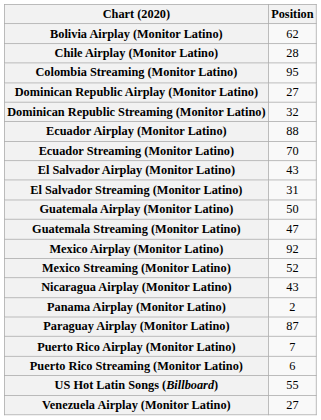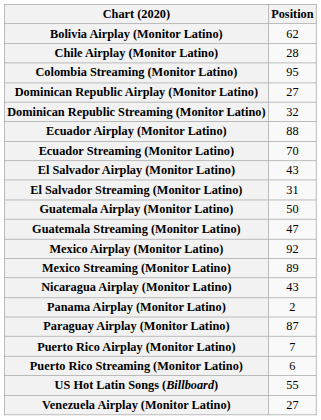(292, 268) 52 -> (292, 268) 89
